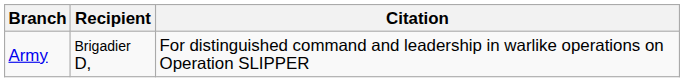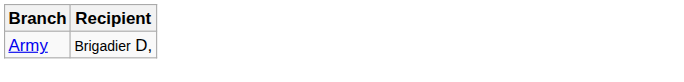- column: (417, 18)
